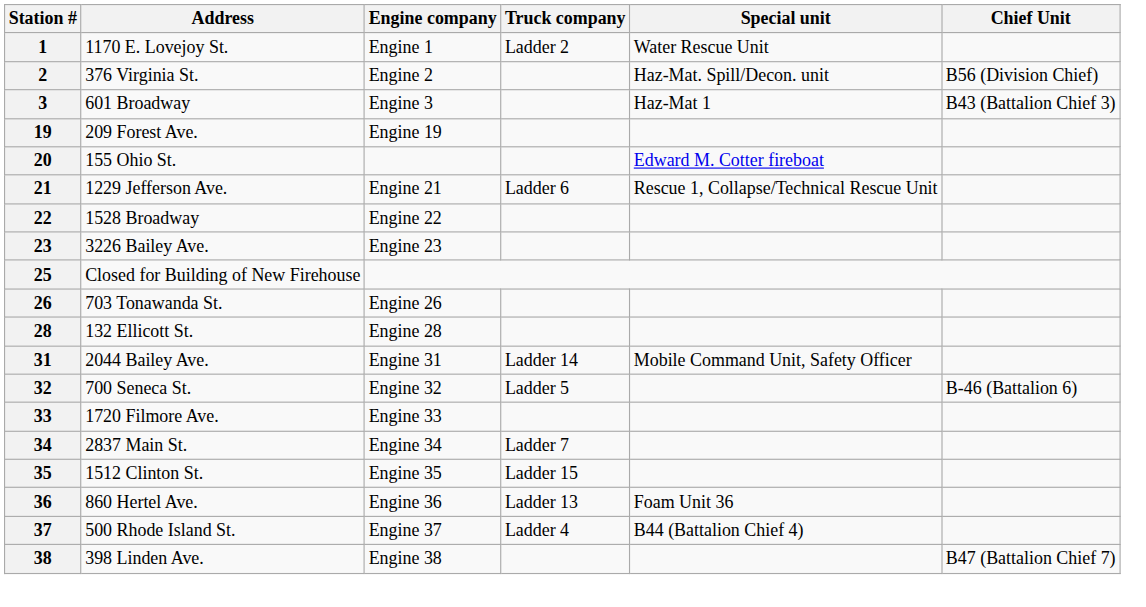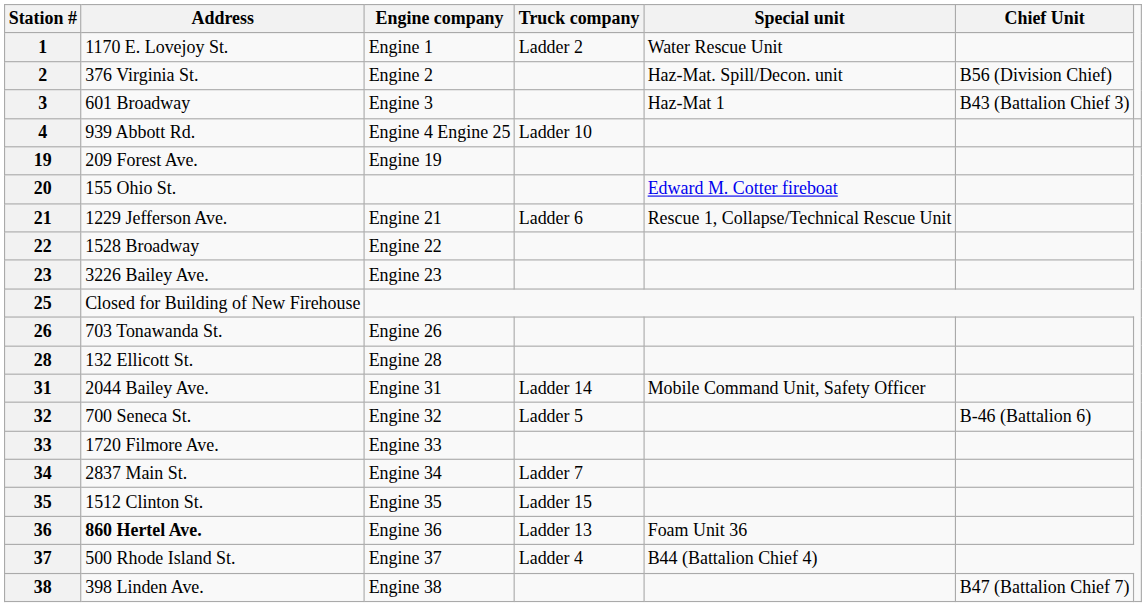+ row: (43, 132)
(141, 501) normal -> (143, 530) bold
